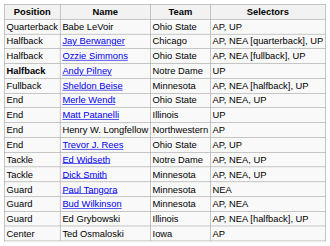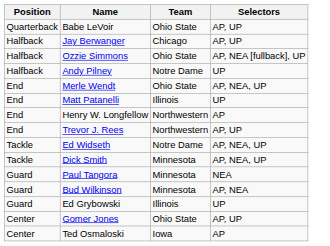(268, 42) AP, NEA [quarterback], UP -> (227, 42) AP, UP
(26, 71) bold -> (25, 71) normal
- row: (93, 86)
(175, 145) Ohio State -> (180, 130) Northwestern
(261, 219) AP, NEA [halfback], UP -> (219, 204) UP
+ row: (90, 219)
